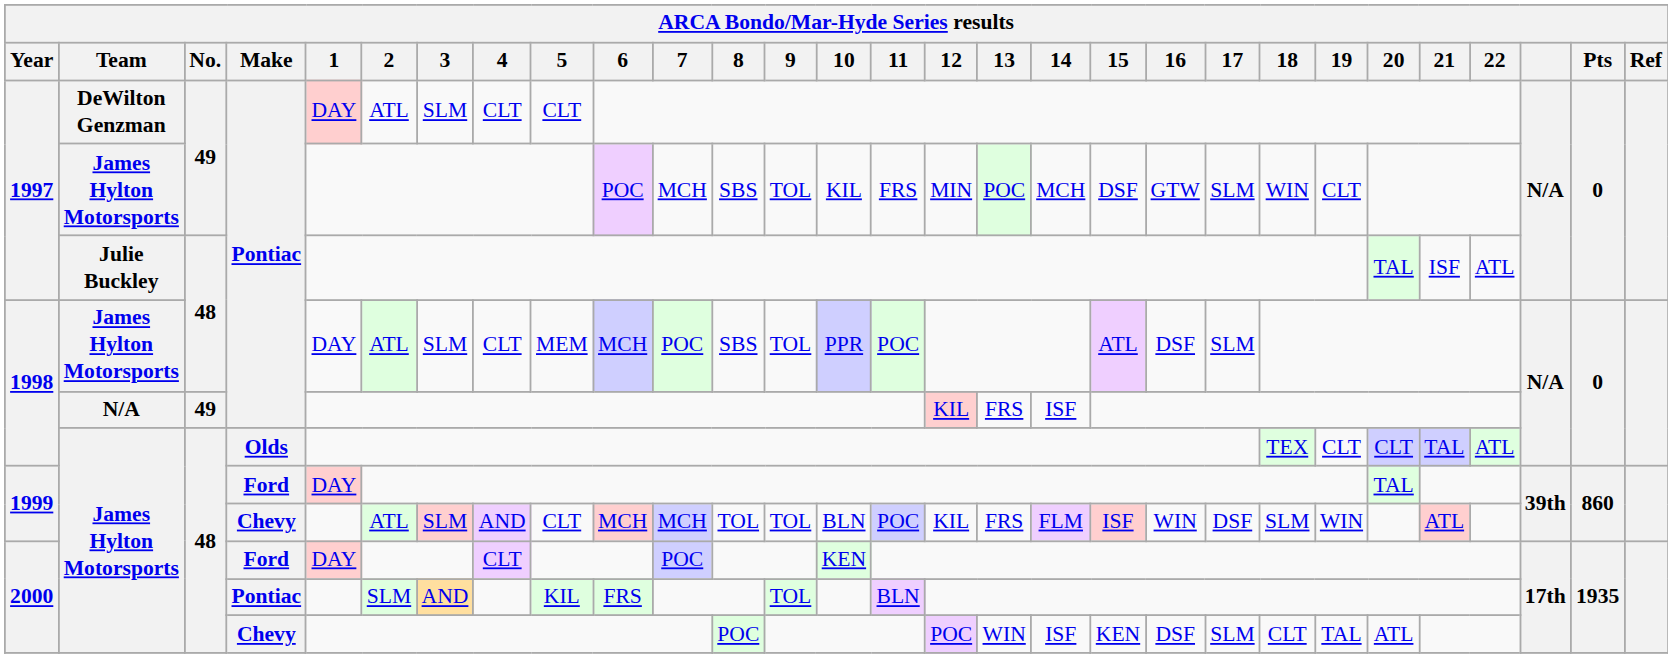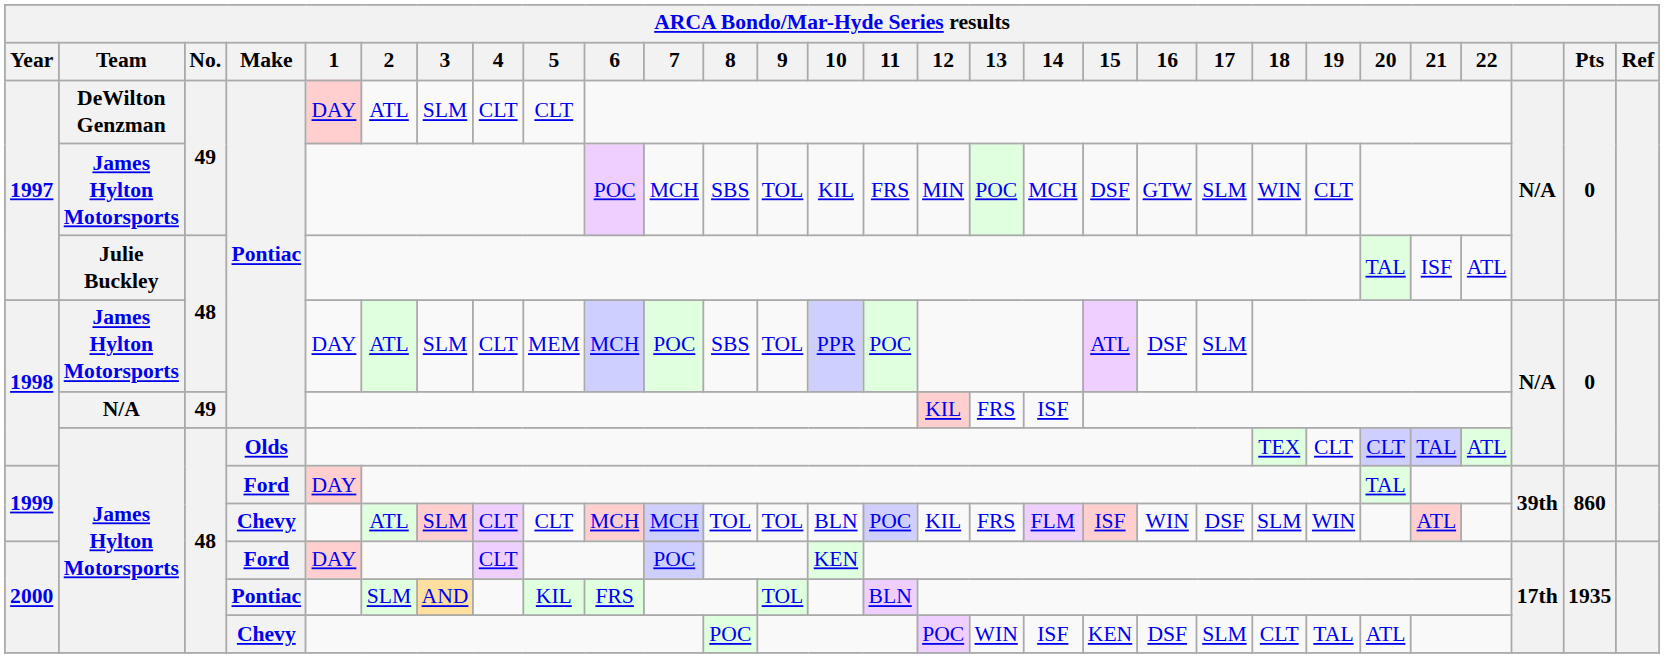(502, 521) AND -> (498, 521) CLT
